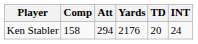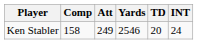(105, 30) 294 -> (105, 30) 249
(129, 30) 2176 -> (129, 30) 2546
